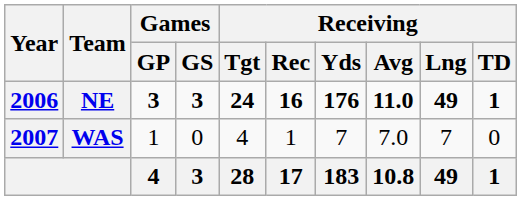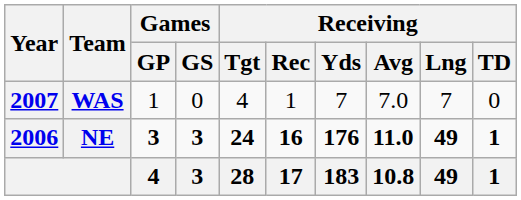rows swapped: (98, 99) <-> (98, 137)
